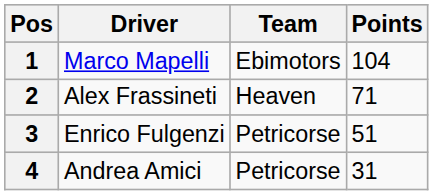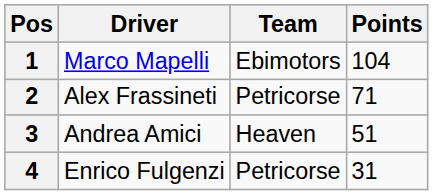(276, 97) Heaven -> (288, 97) Petricorse
(144, 134) Enrico Fulgenzi -> (133, 134) Andrea Amici
(288, 134) Petricorse -> (276, 134) Heaven
(133, 171) Andrea Amici -> (144, 171) Enrico Fulgenzi
